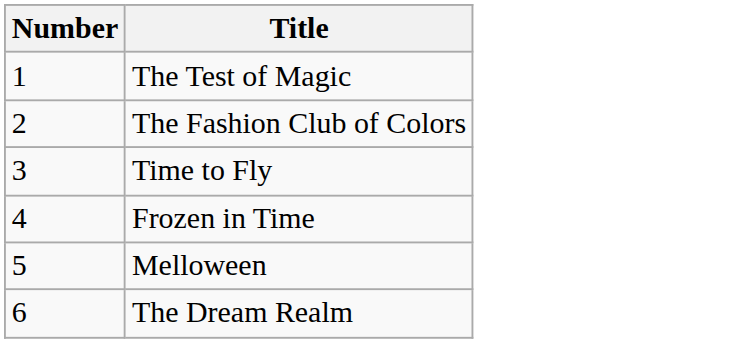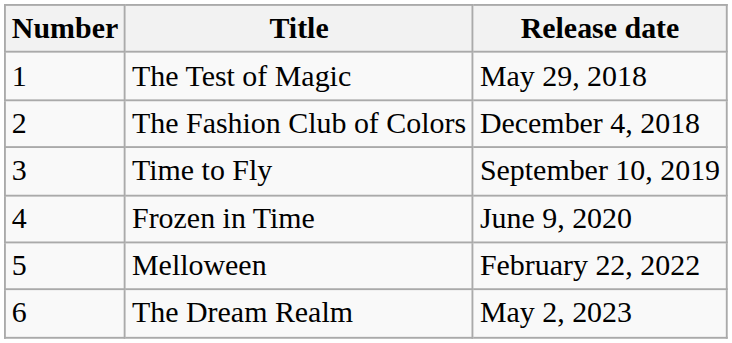+ column: (600, 28)
